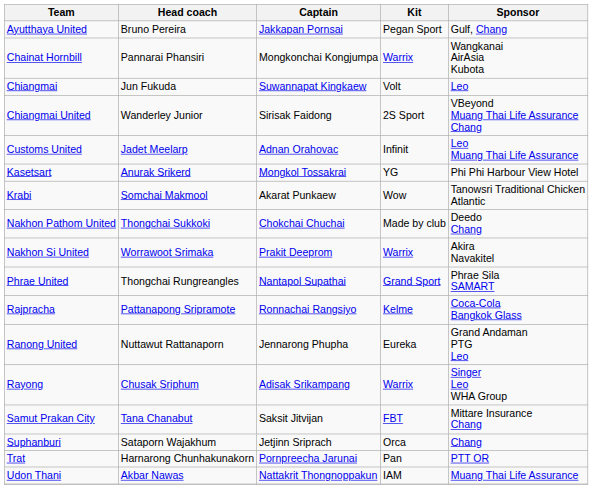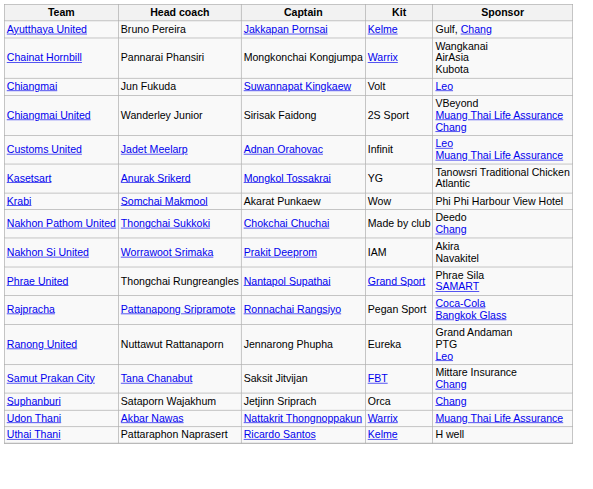(412, 29) Pegan Sport -> (383, 29) Kelme
(515, 172) Phi Phi Harbour View Hotel -> (503, 178) Tanowsri Traditional Chicken Atlantic
(518, 195) Tanowsri Traditional Chicken Atlantic -> (499, 201) Phi Phi Harbour View Hotel
(398, 252) Warrix -> (377, 252) IAM
(398, 309) Kelme -> (397, 309) Pegan Sport
- row: (25, 385)
- row: (16, 459)
(392, 475) IAM -> (383, 418) Warrix
+ row: (34, 435)
